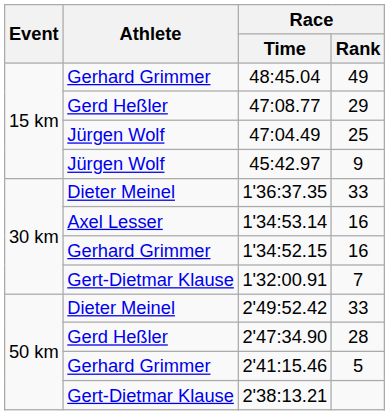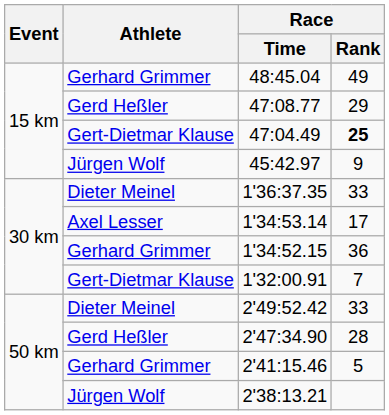(116, 135) Jürgen Wolf -> (151, 135) Gert-Dietmar Klause
(358, 135) normal -> (358, 135) bold
(358, 222) 16 -> (358, 222) 17
(358, 251) 16 -> (358, 251) 36
(151, 395) Gert-Dietmar Klause -> (116, 395) Jürgen Wolf
